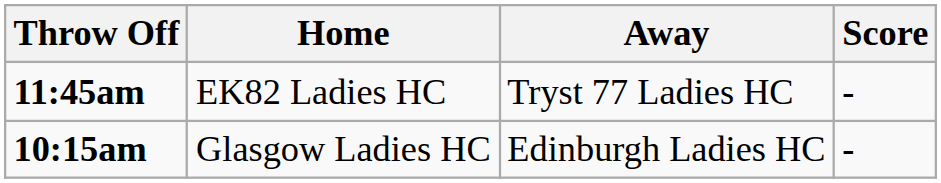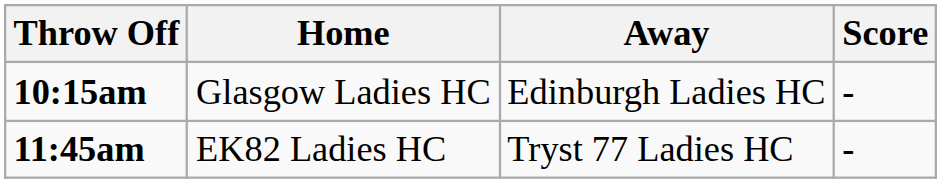rows swapped: (80, 148) <-> (79, 90)
